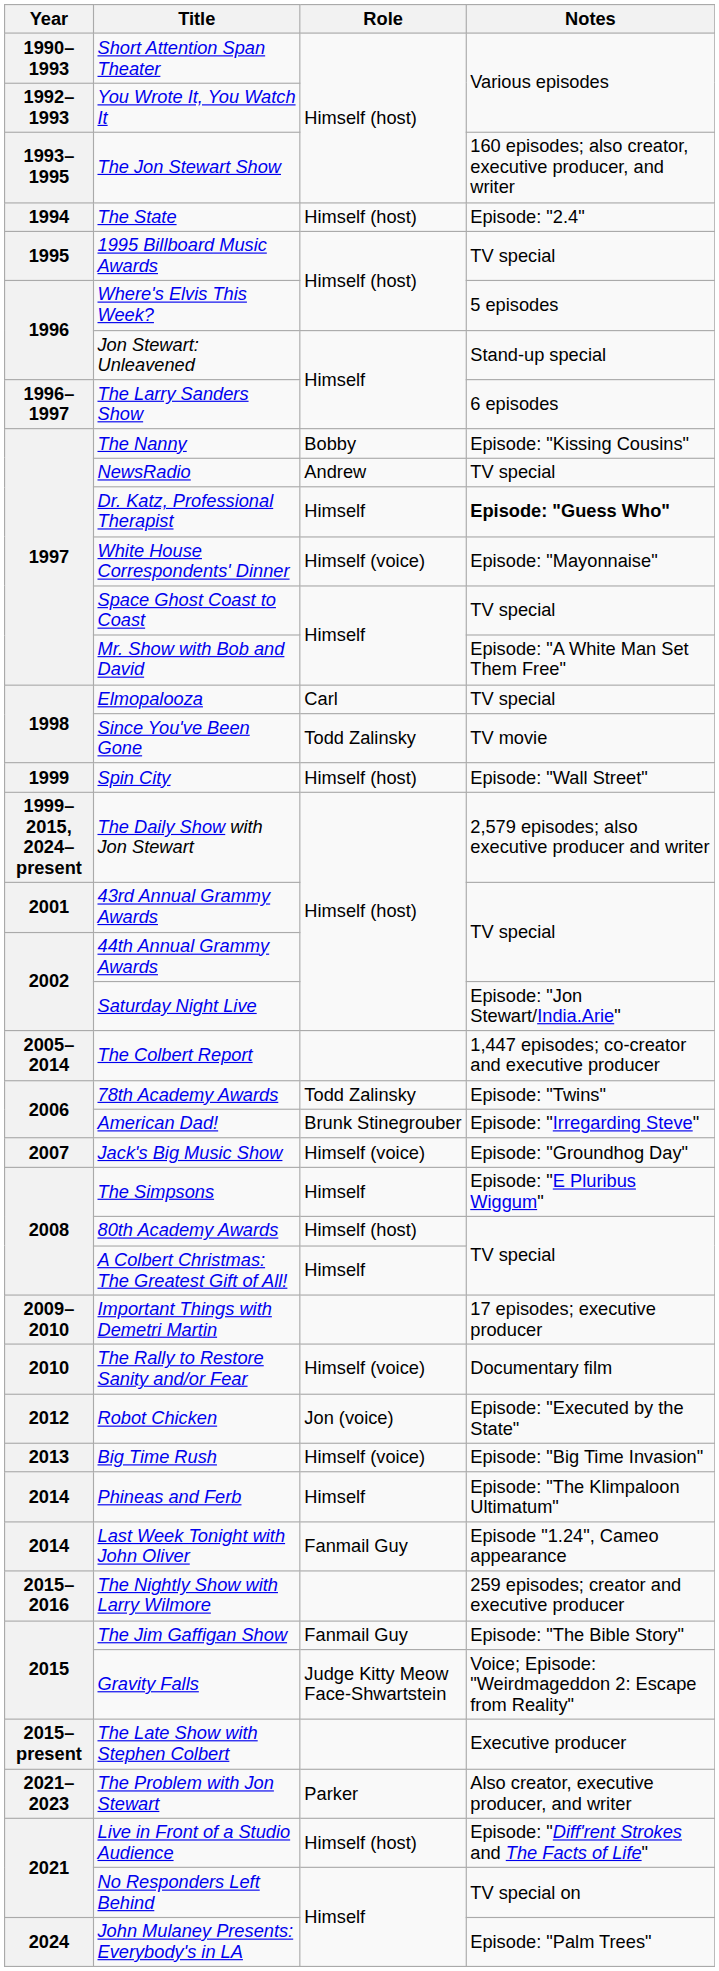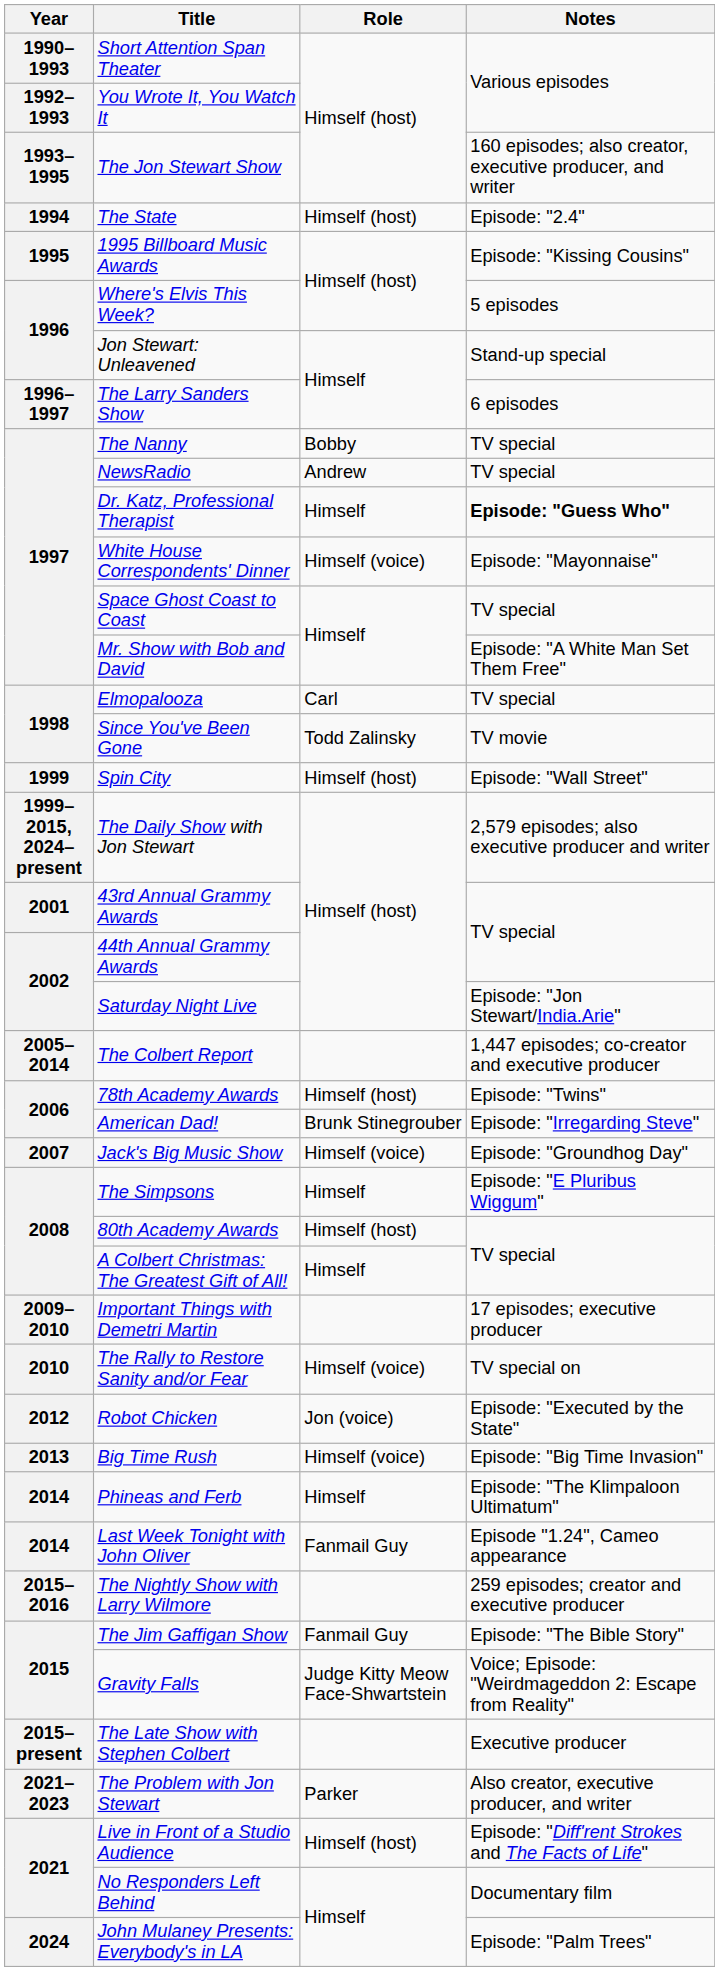(513, 255) TV special -> (580, 255) Episode: "Kissing Cousins"
(580, 443) Episode: "Kissing Cousins" -> (513, 443) TV special
(360, 1094) Todd Zalinsky -> (361, 1094) Himself (host)
(541, 1369) Documentary film -> (526, 1369) TV special on
(526, 1892) TV special on -> (541, 1892) Documentary film
